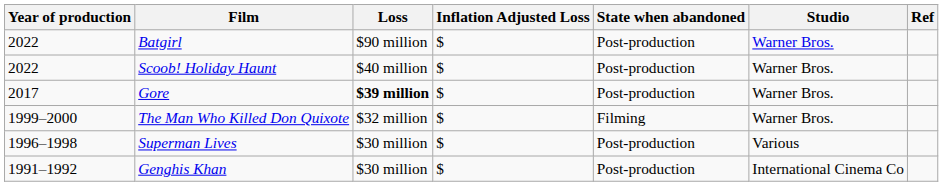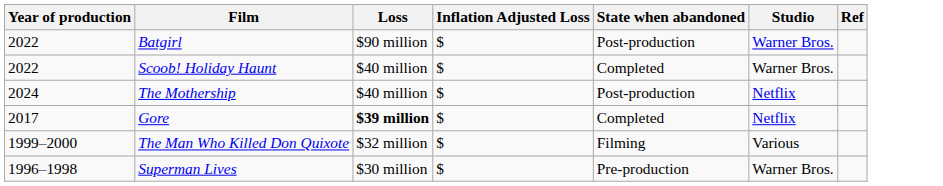(646, 67) Post-production -> (630, 67) Completed
+ row: (187, 93)
(646, 93) Post-production -> (630, 118) Completed
(793, 93) Warner Bros. -> (774, 118) Netflix
(793, 118) Warner Bros. -> (776, 143) Various
(646, 143) Post-production -> (643, 169) Pre-production
(776, 143) Various -> (793, 169) Warner Bros.
- row: (182, 169)
